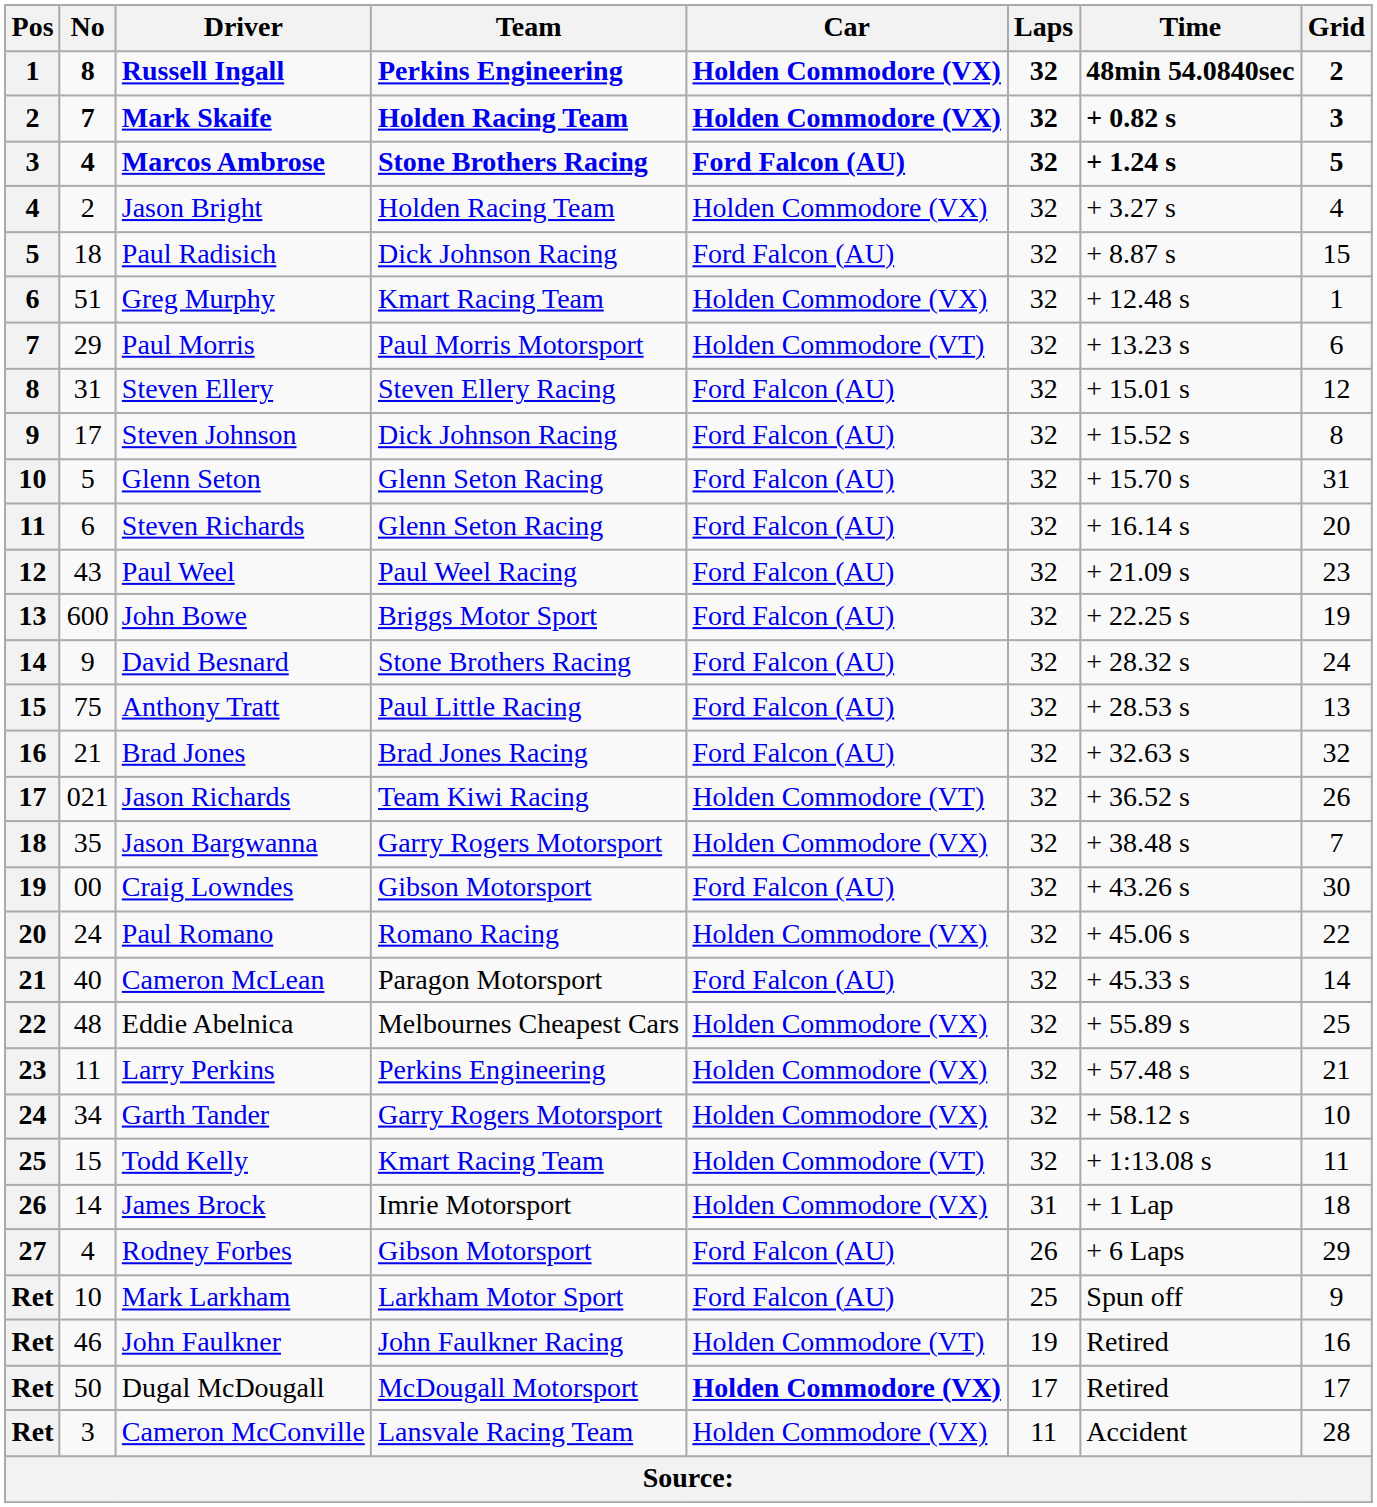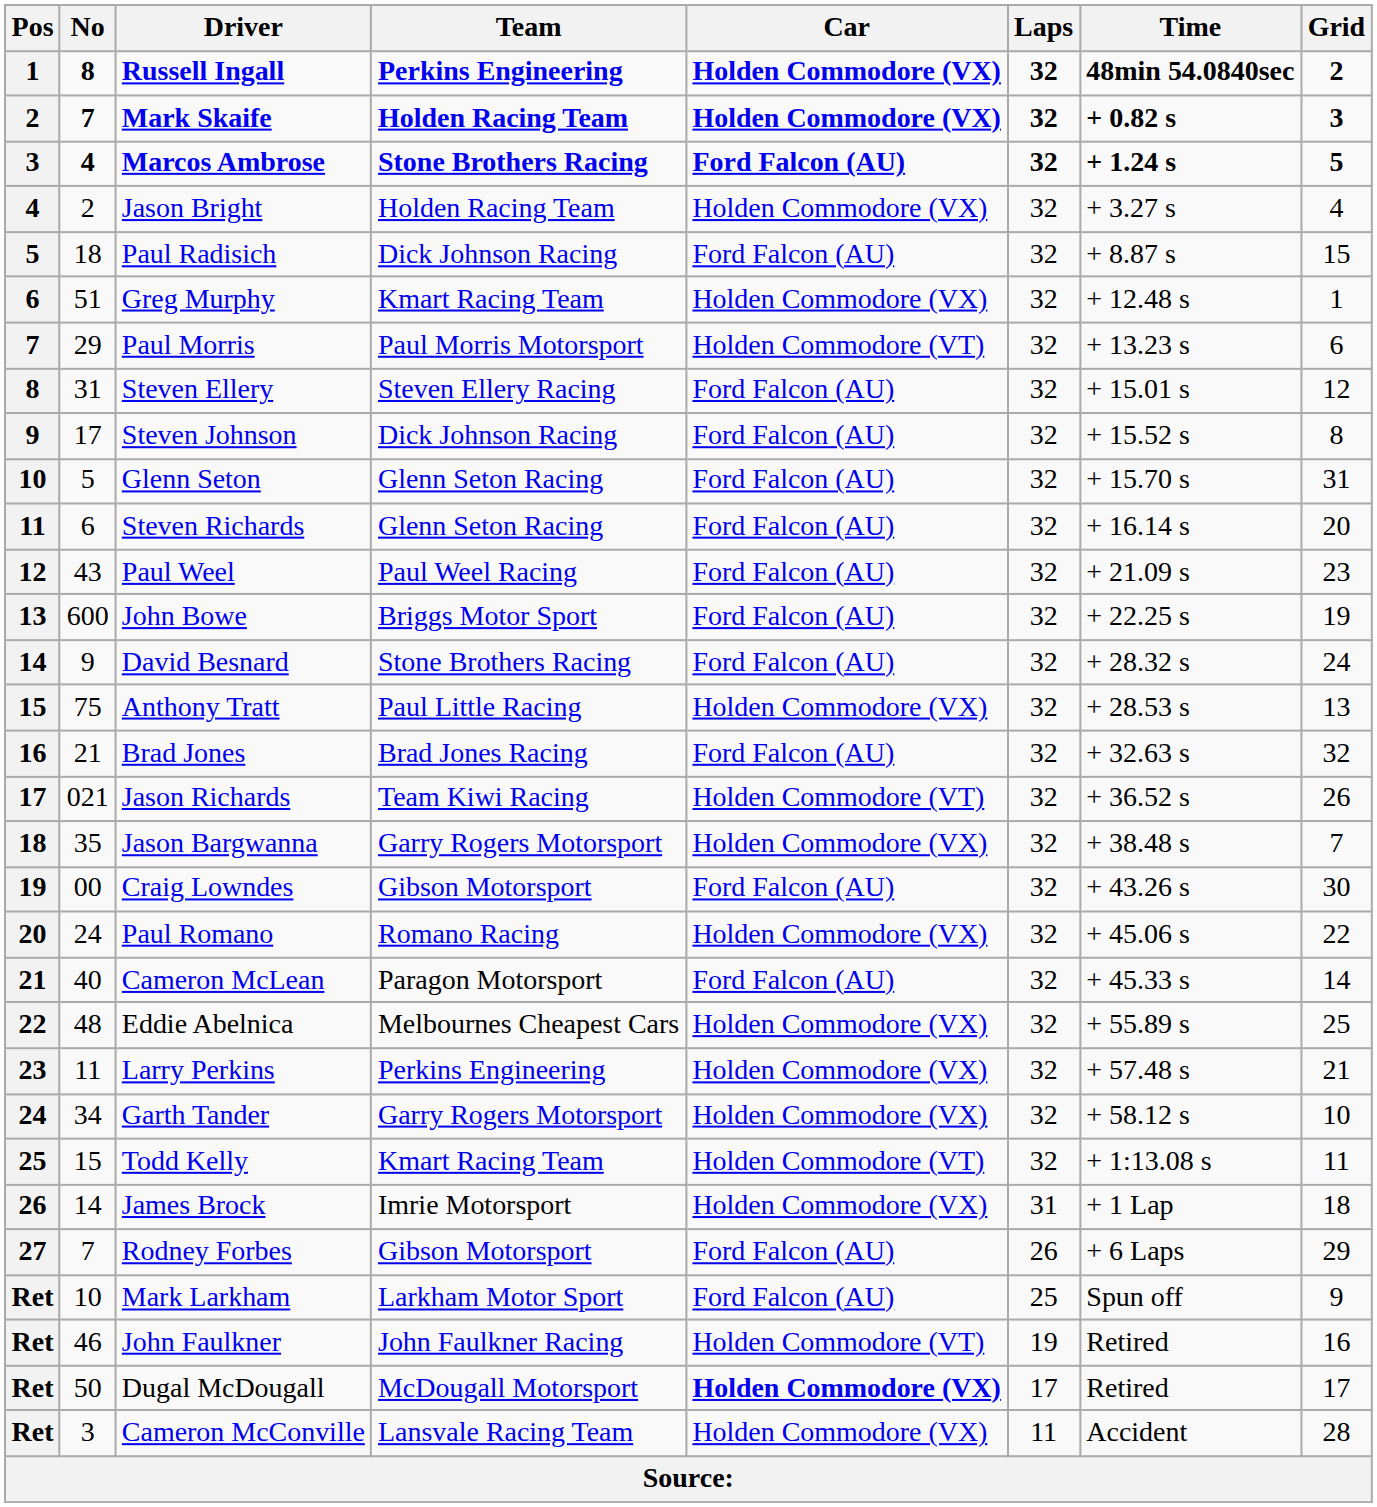(793, 707) Ford Falcon (AU) -> (840, 707) Holden Commodore (VX)
(88, 1251) 4 -> (88, 1251) 7
